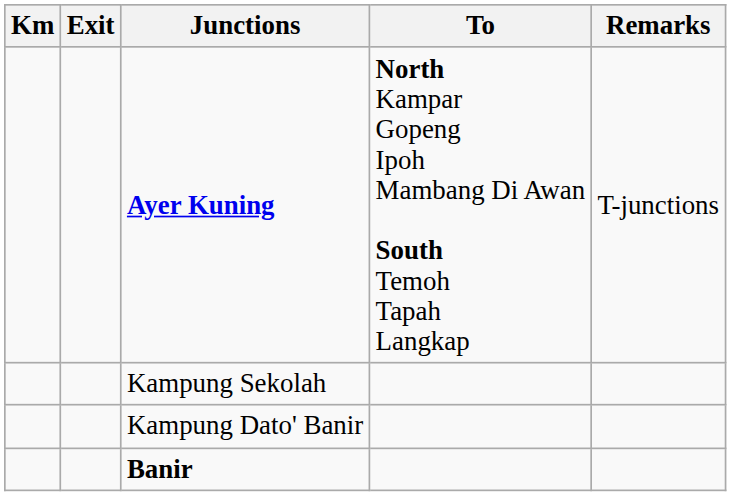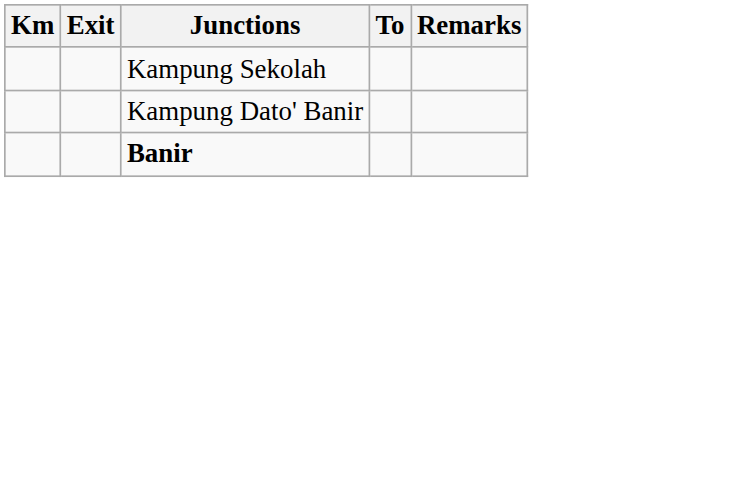- row: (201, 204)
